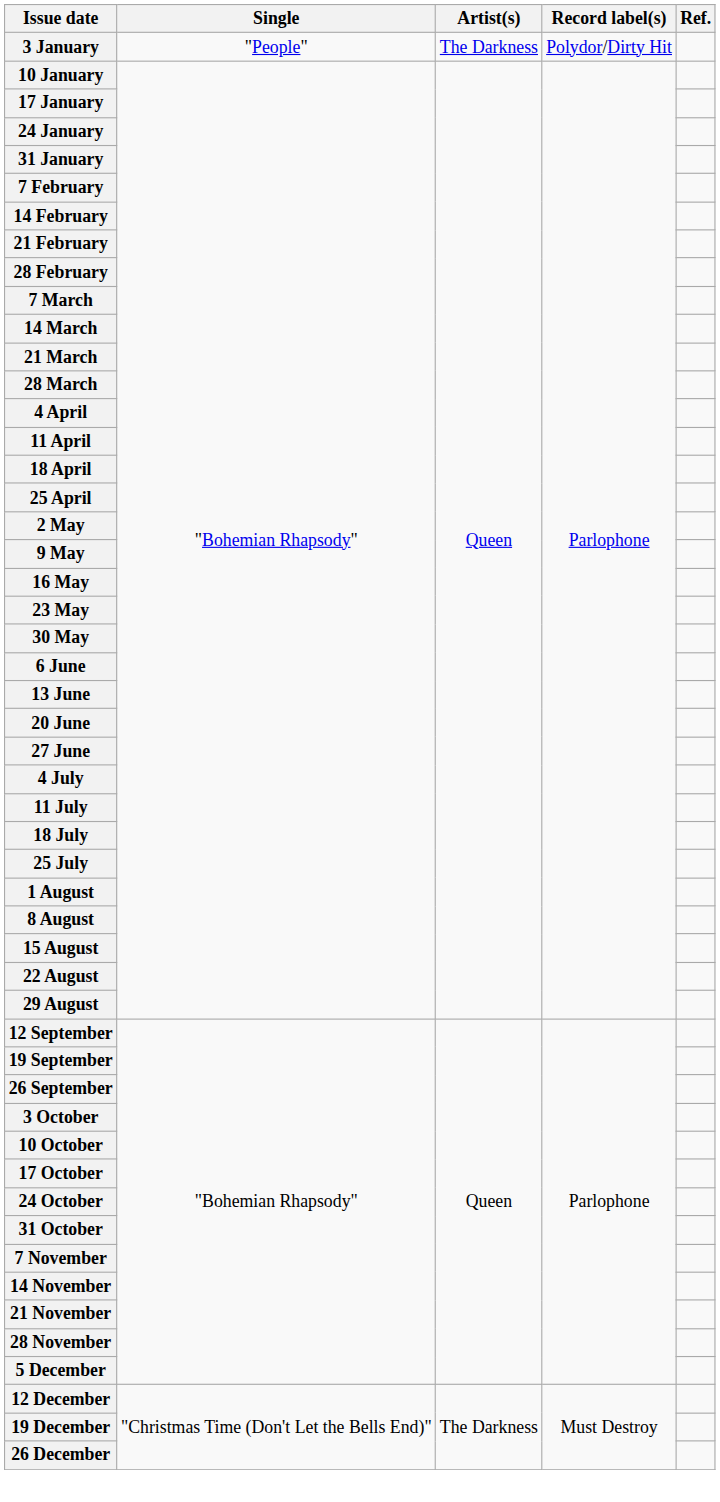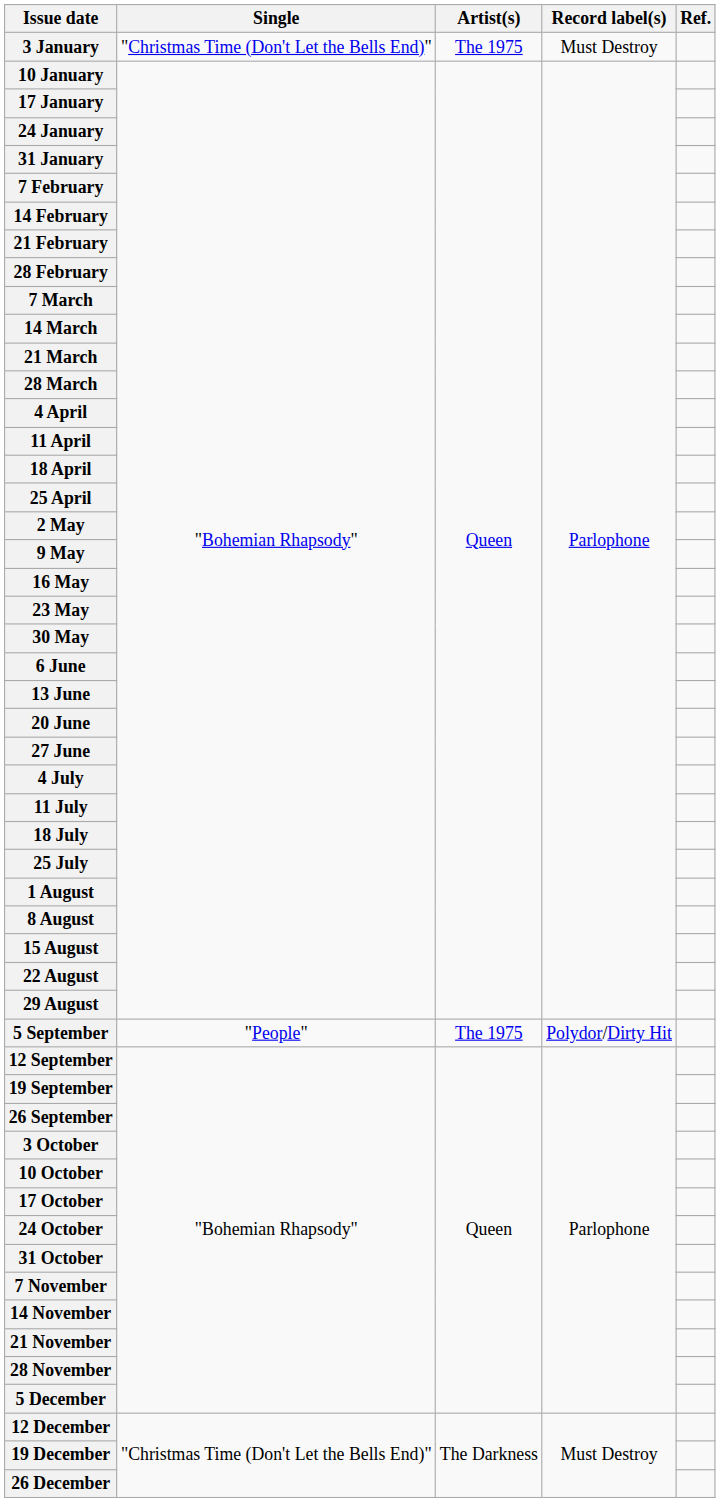(276, 46) "People" -> (276, 46) "Christmas Time (Don't Let the Bells End)"
(489, 46) The Darkness -> (489, 46) The 1975
(609, 46) Polydor/Dirty Hit -> (609, 46) Must Destroy
+ row: (61, 1032)
